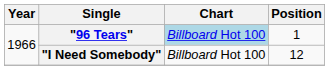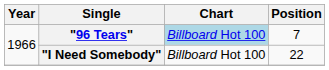(296, 34) 1 -> (296, 34) 7
(297, 55) 12 -> (297, 55) 22
